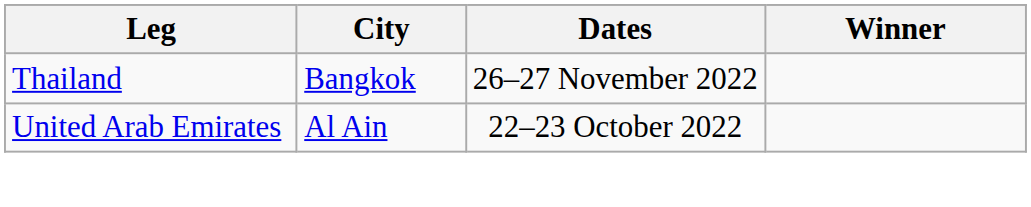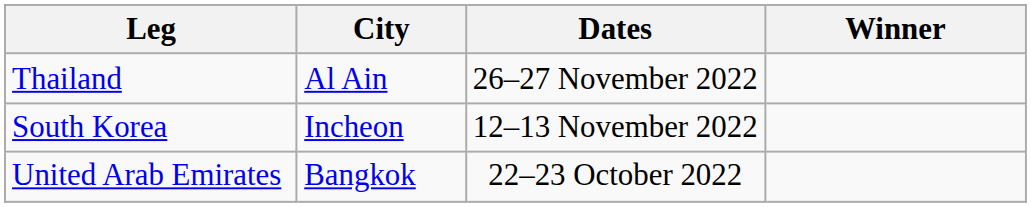(360, 77) Bangkok -> (346, 77) Al Ain
+ row: (90, 126)
(346, 126) Al Ain -> (360, 175) Bangkok
